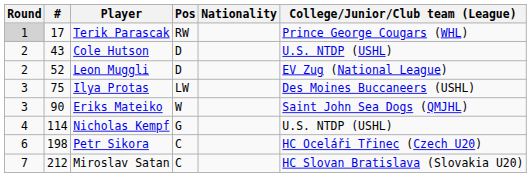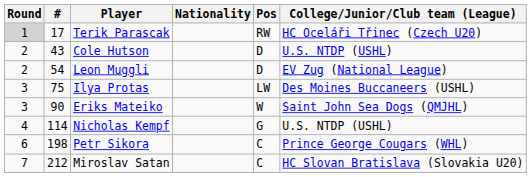columns swapped: (185, 14) <-> (239, 14)
(375, 32) Prince George Cougars (WHL) -> (382, 32) HC Oceláři Třinec (Czech U20)
(57, 70) 52 -> (57, 70) 54
(382, 144) HC Oceláři Třinec (Czech U20) -> (375, 144) Prince George Cougars (WHL)
